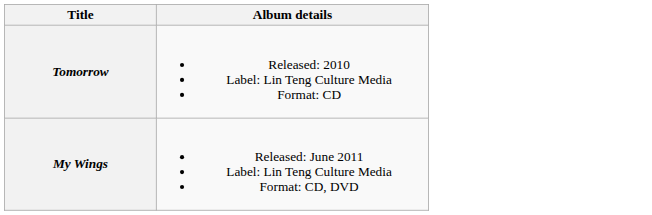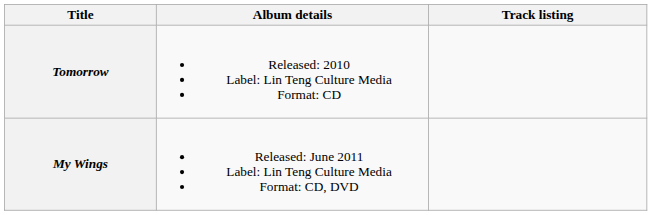+ column: (538, 15)
